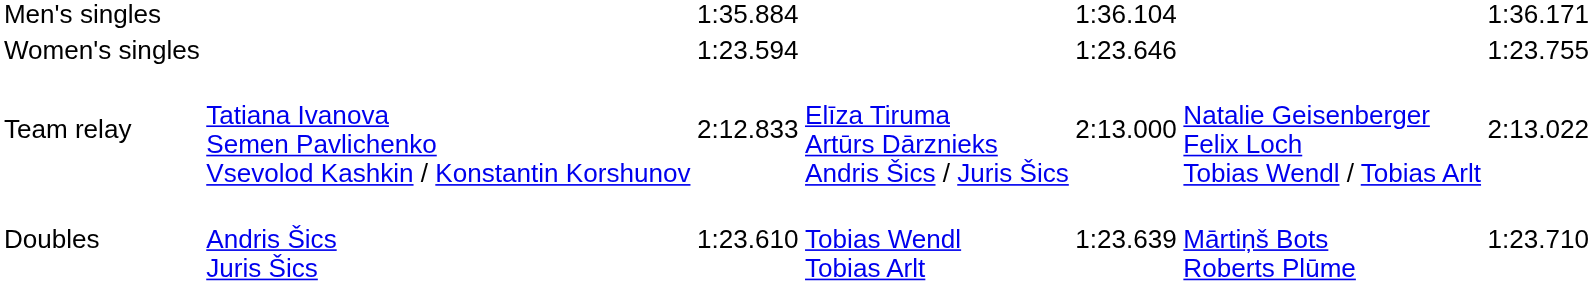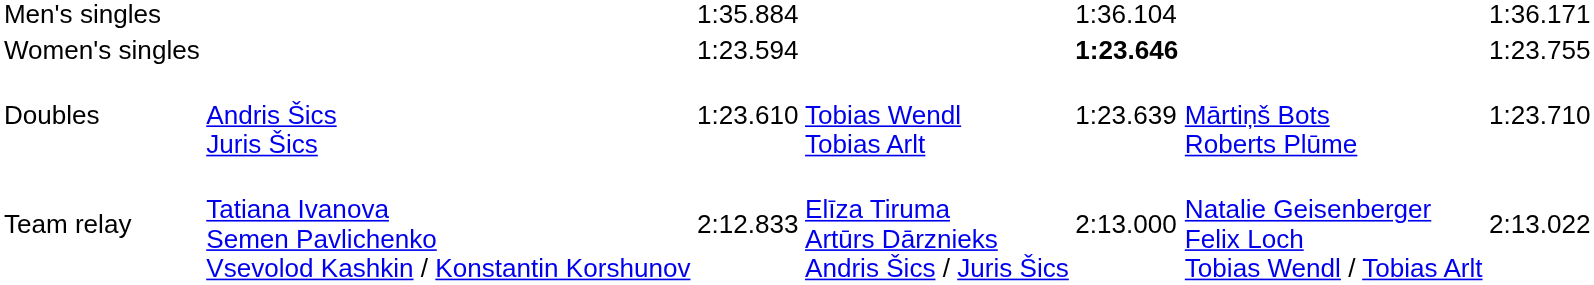(1126, 50) normal -> (1127, 50) bold
rows swapped: (52, 239) <-> (68, 129)
